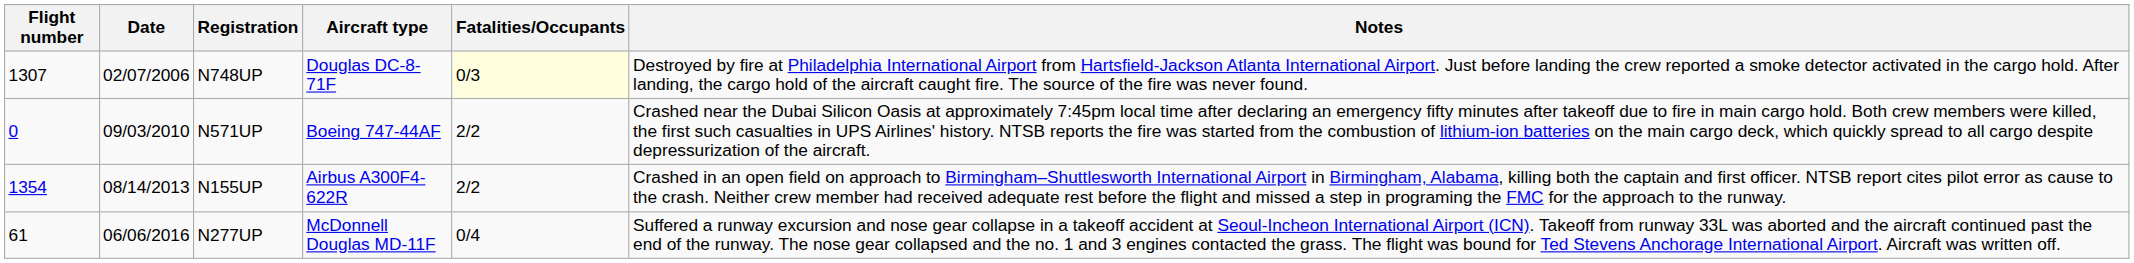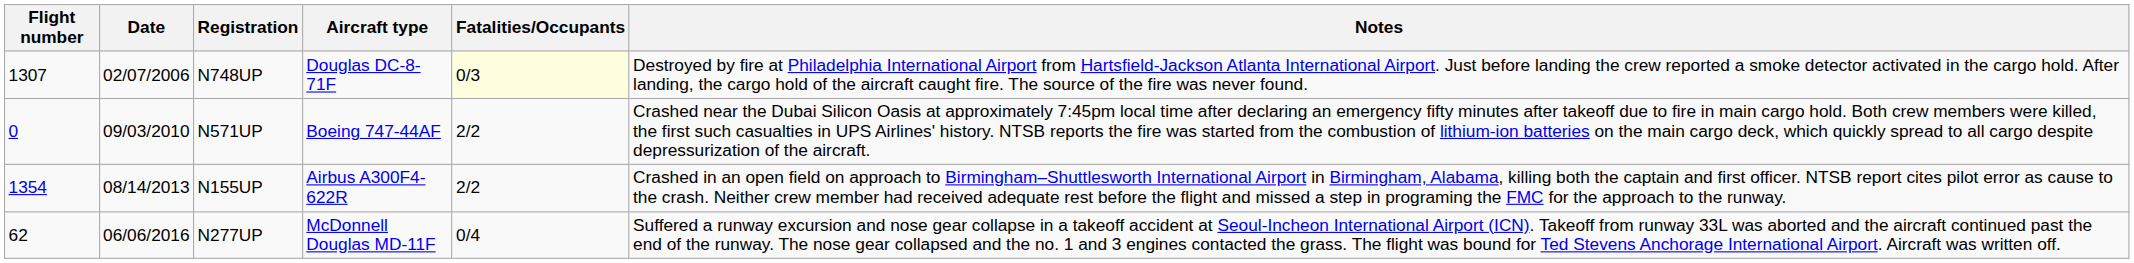(18, 234) 61 -> (18, 234) 62
